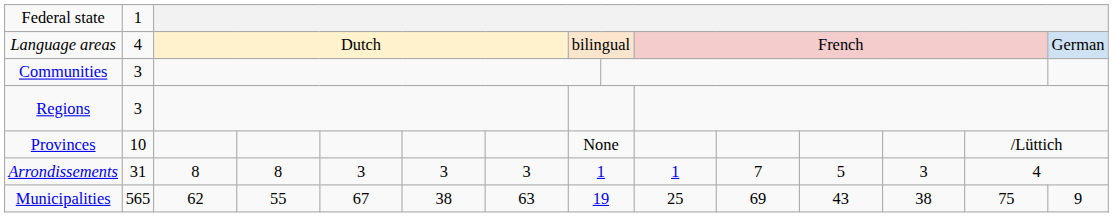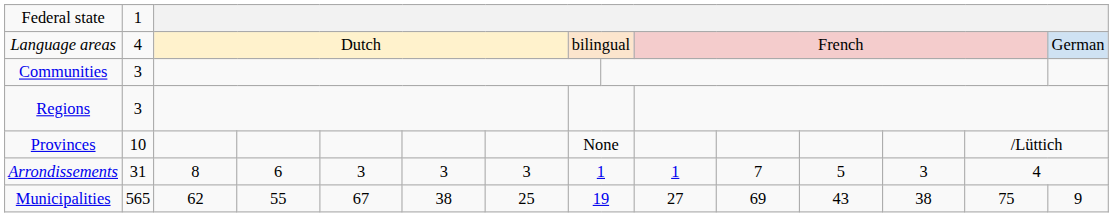(278, 171) 8 -> (278, 171) 6
(527, 198) 63 -> (527, 198) 25
(675, 198) 25 -> (675, 198) 27
